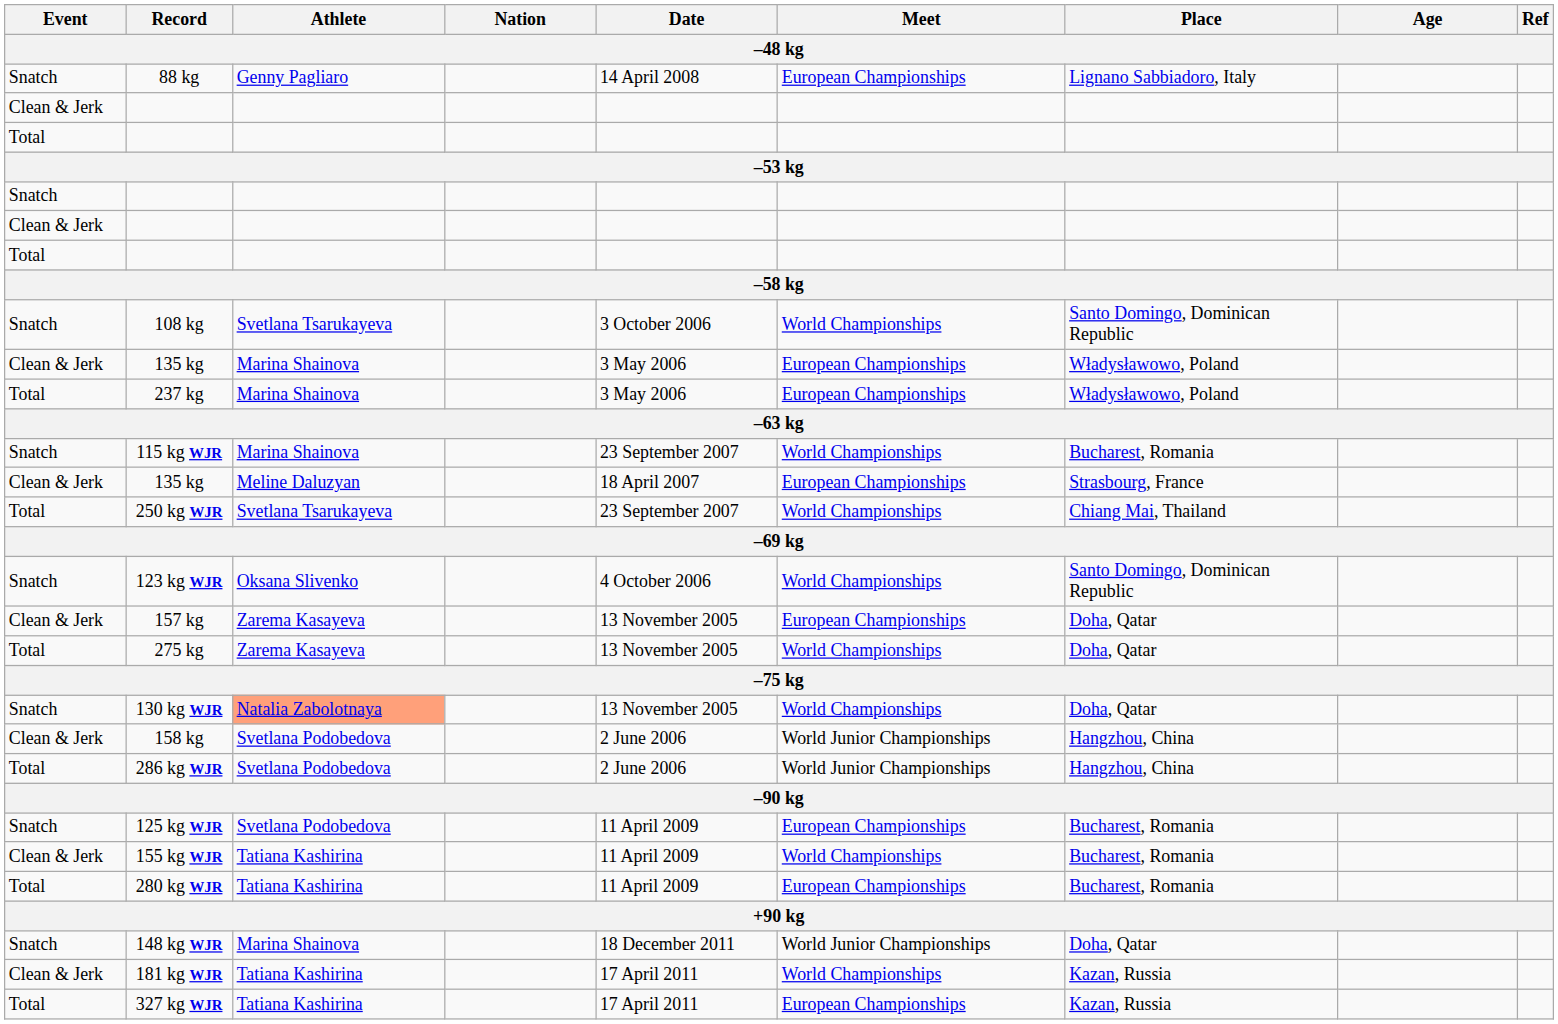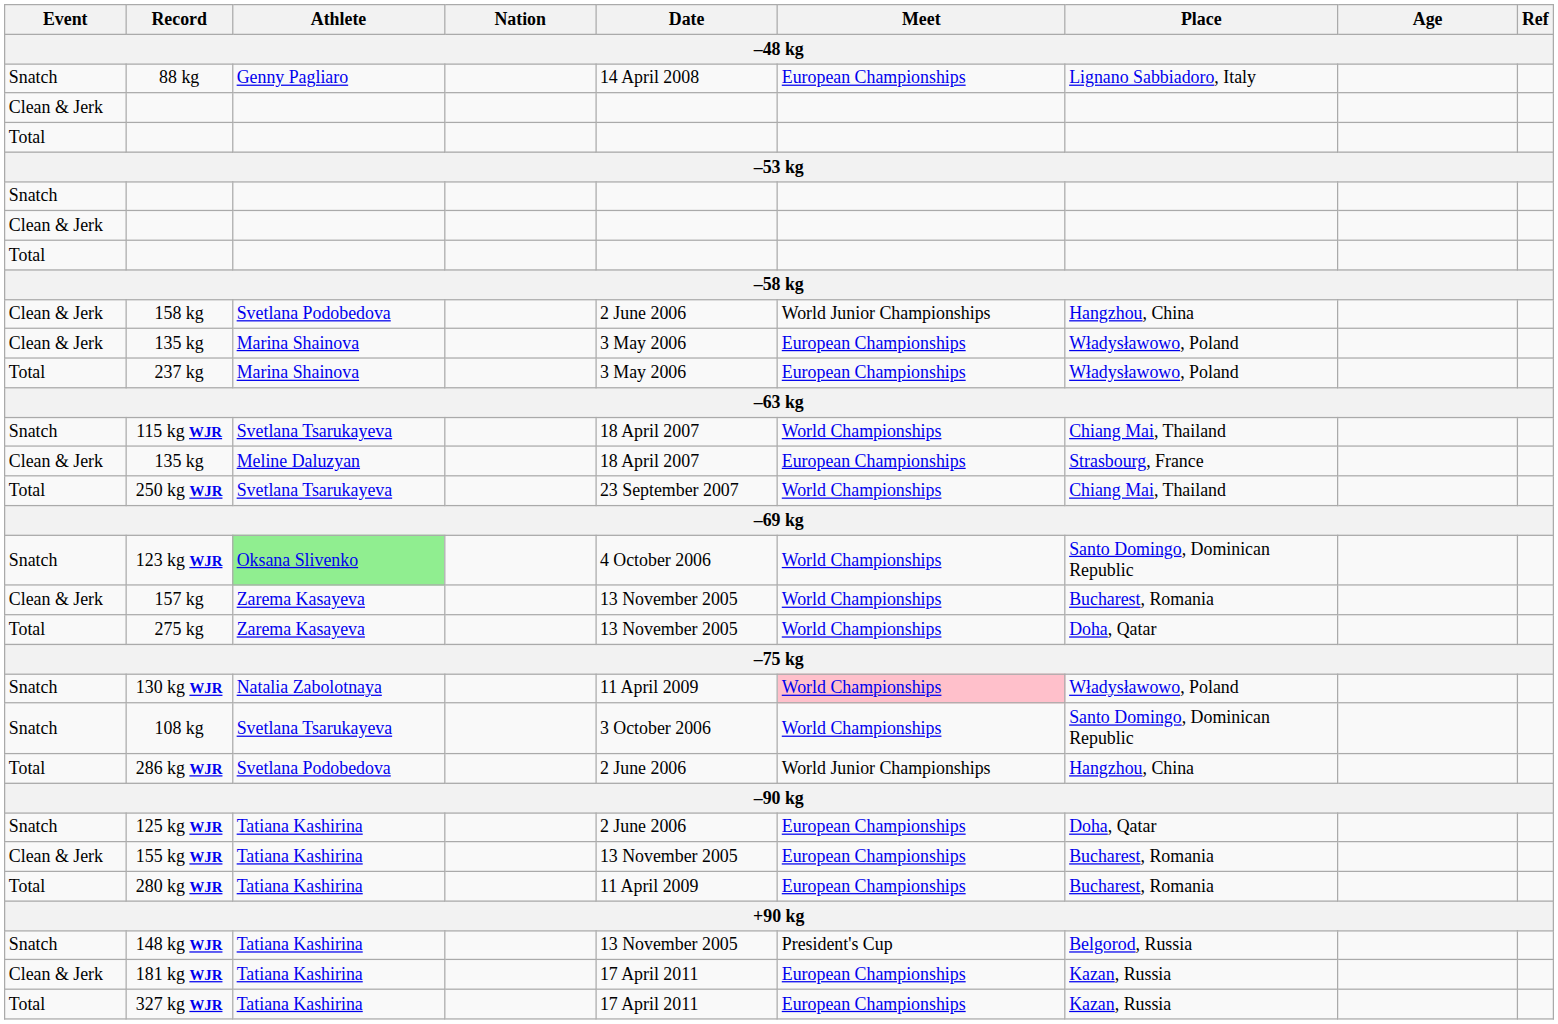rows swapped: (33, 324) <-> (56, 739)
(298, 452) Marina Shainova -> (314, 431) Svetlana Tsarukayeva
(669, 452) 23 September 2007 -> (649, 431) 18 April 2007
(1141, 452) Bucharest, Romania -> (1148, 431) Chiang Mai, Thailand
(297, 581) no background -> (297, 560) lightgreen background
(874, 621) European Championships -> (862, 600) World Championships
(1113, 621) Doha, Qatar -> (1141, 600) Bucharest, Romania
(309, 709) lightsalmon background -> (309, 688) no background
(669, 709) 13 November 2005 -> (649, 688) 11 April 2009
(862, 709) no background -> (862, 688) pink background
(1113, 709) Doha, Qatar -> (1154, 688) Władysławowo, Poland
(314, 827) Svetlana Podobedova -> (300, 827) Tatiana Kashirina
(649, 827) 11 April 2009 -> (643, 827) 2 June 2006
(1141, 827) Bucharest, Romania -> (1113, 827) Doha, Qatar
(649, 856) 11 April 2009 -> (669, 856) 13 November 2005
(862, 856) World Championships -> (874, 856) European Championships
(298, 945) Marina Shainova -> (300, 945) Tatiana Kashirina
(667, 945) 18 December 2011 -> (669, 945) 13 November 2005
(886, 945) World Junior Championships -> (837, 945) President's Cup
(1113, 945) Doha, Qatar -> (1131, 945) Belgorod, Russia
(862, 974) World Championships -> (874, 974) European Championships
